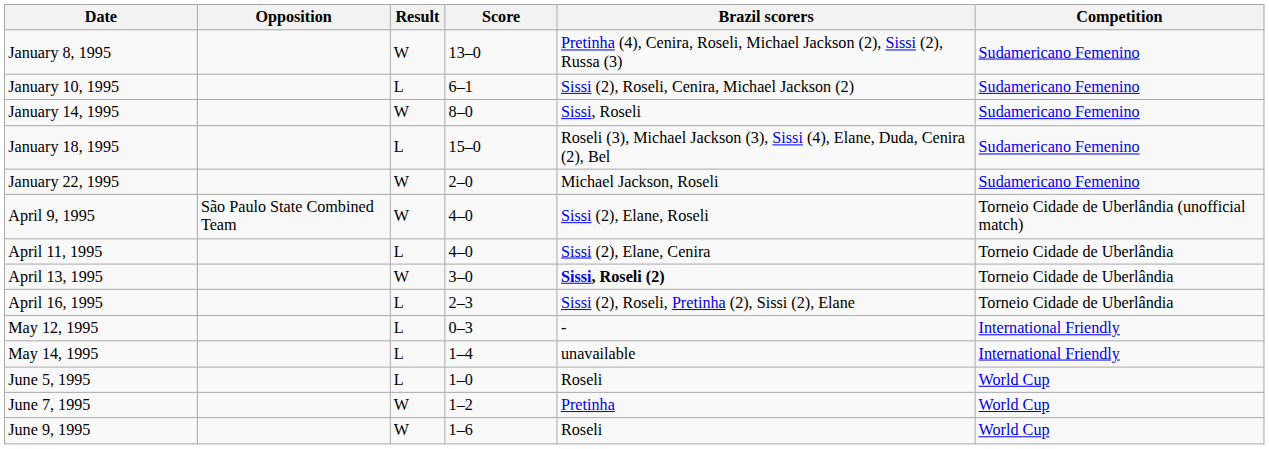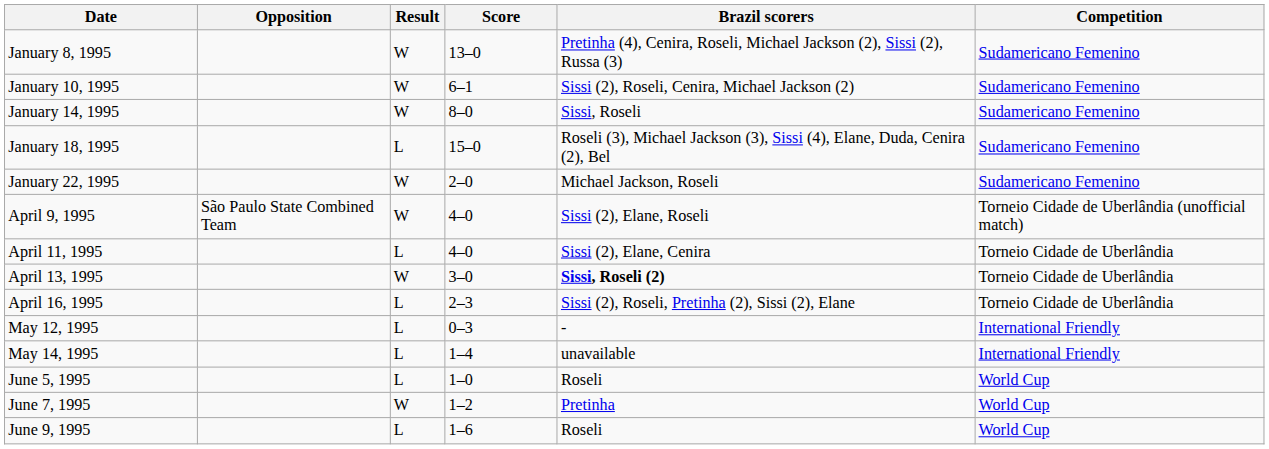(399, 86) L -> (401, 86) W
(401, 430) W -> (399, 430) L
